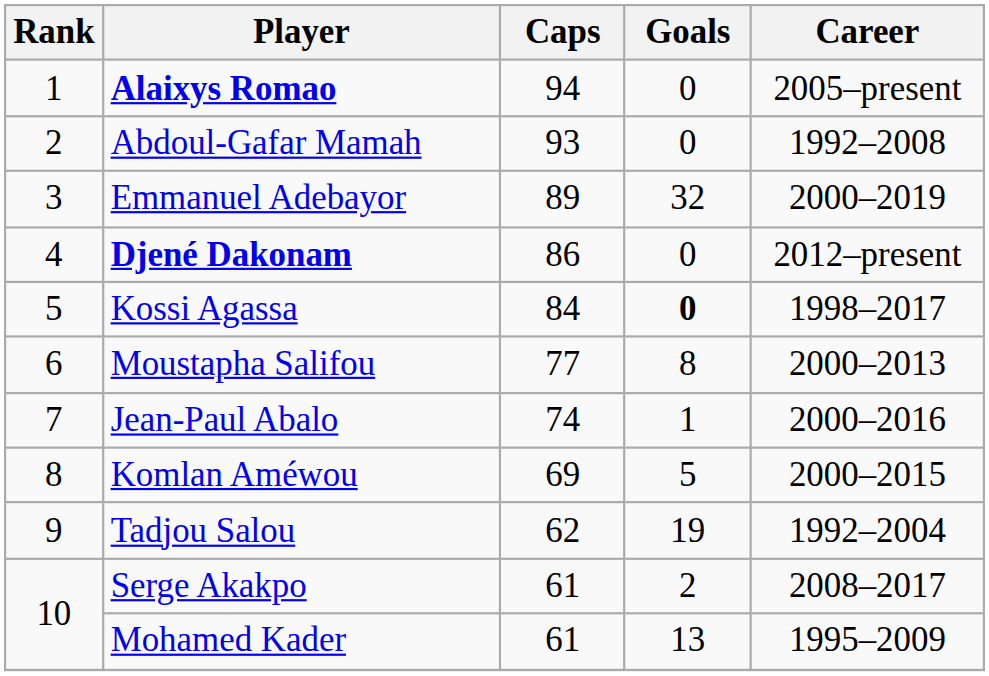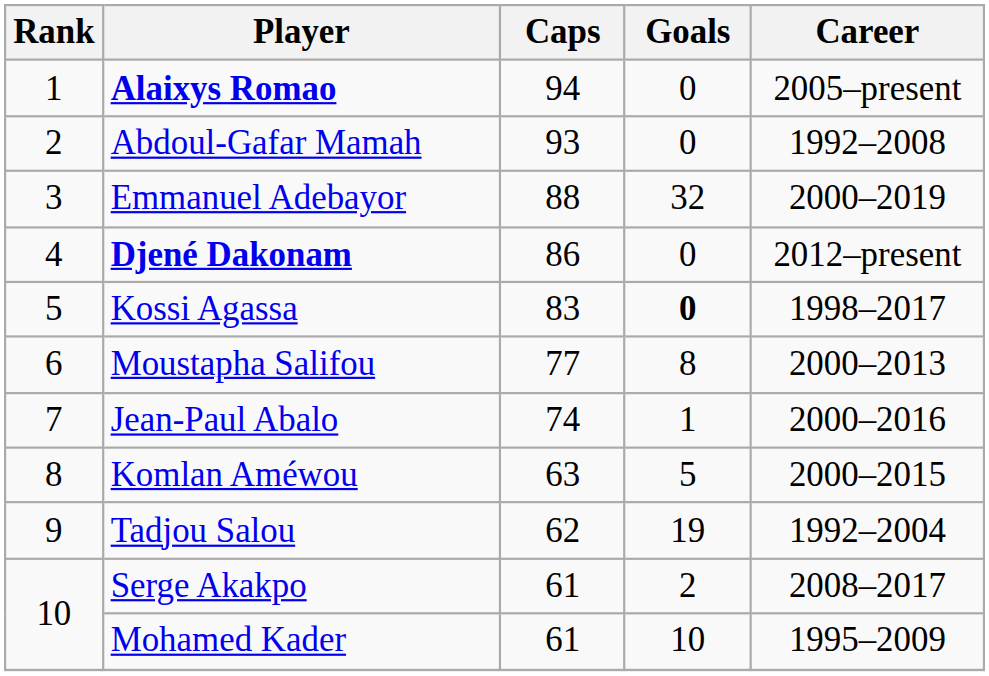(563, 198) 89 -> (563, 198) 88
(563, 308) 84 -> (563, 308) 83
(563, 474) 69 -> (563, 474) 63
(688, 640) 13 -> (688, 640) 10
